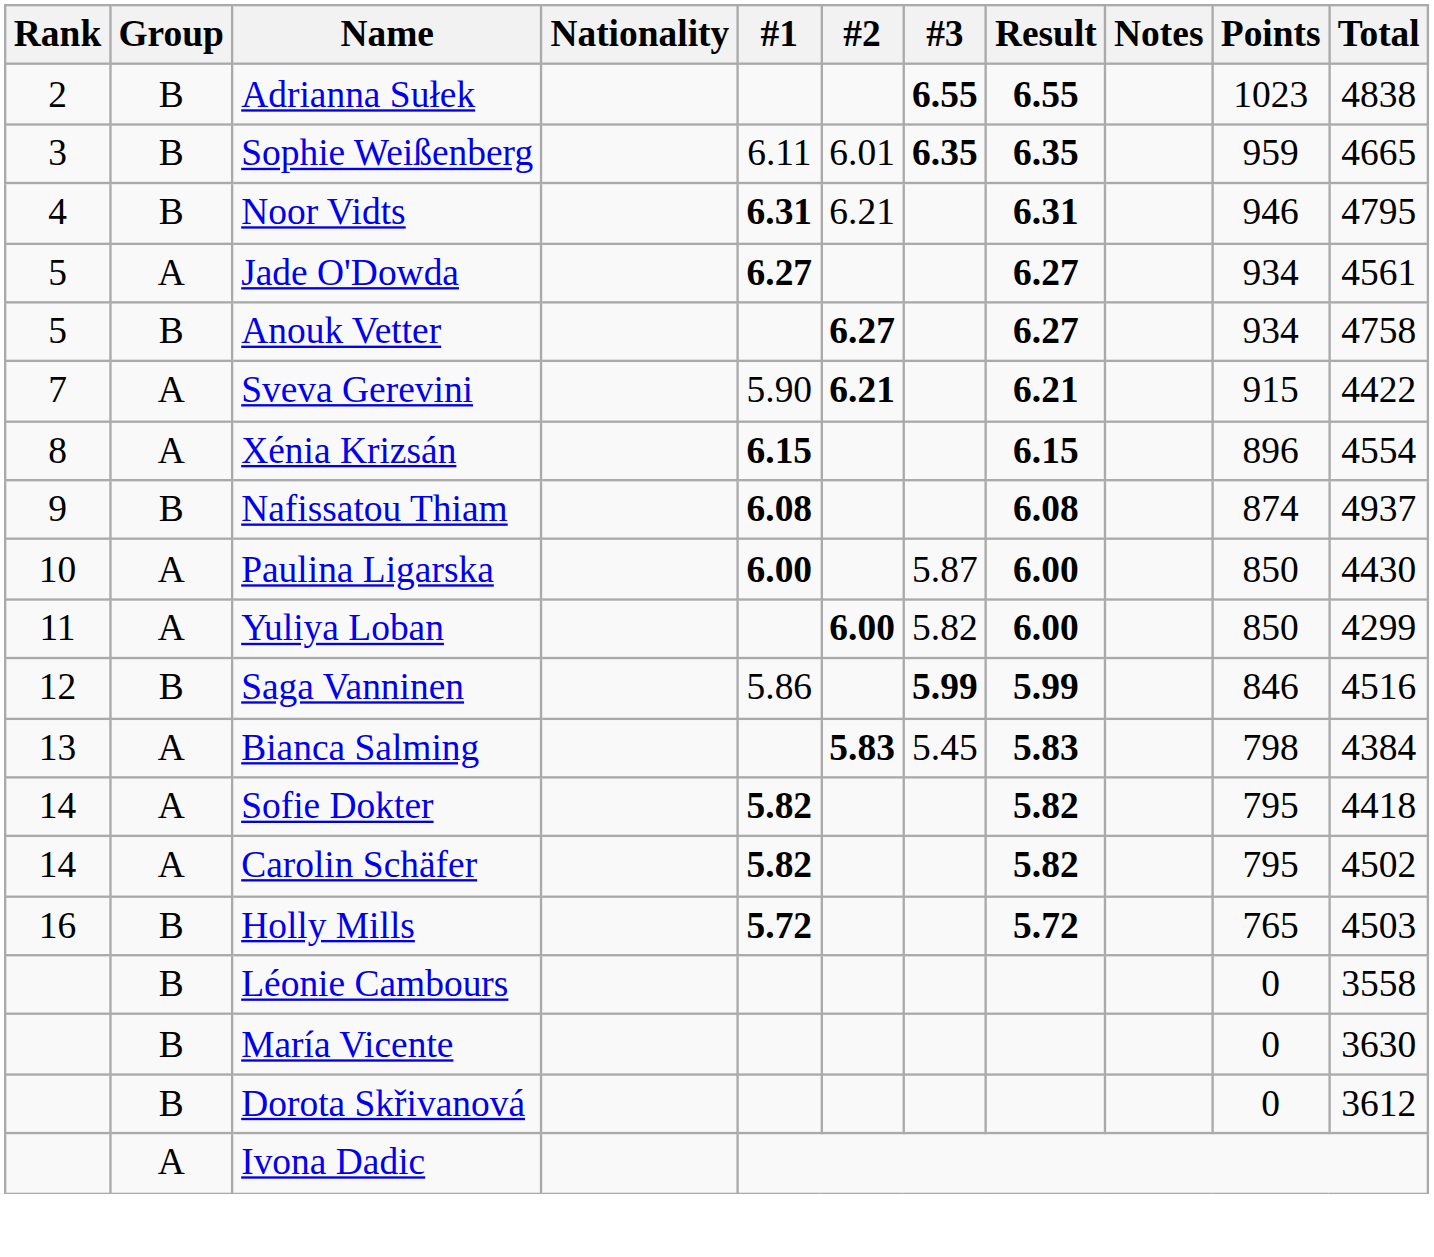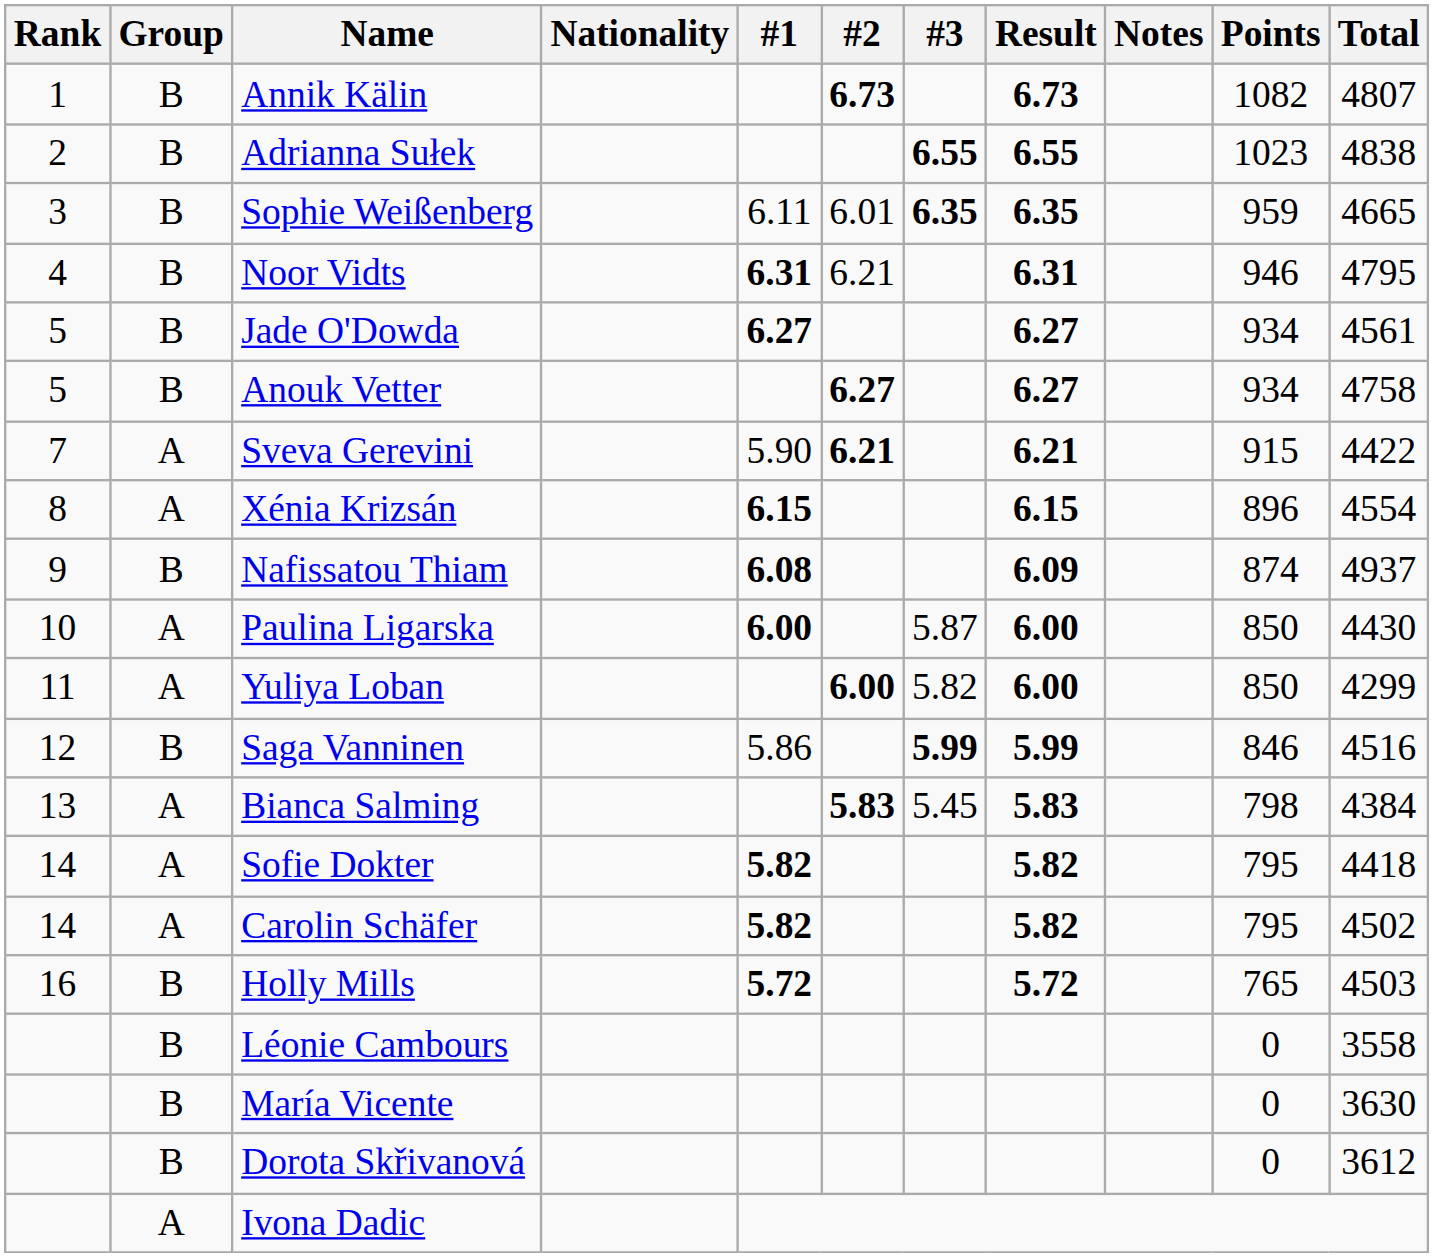+ row: (334, 93)
(171, 271) A -> (171, 331) B
(1046, 509) 6.08 -> (1046, 568) 6.09
